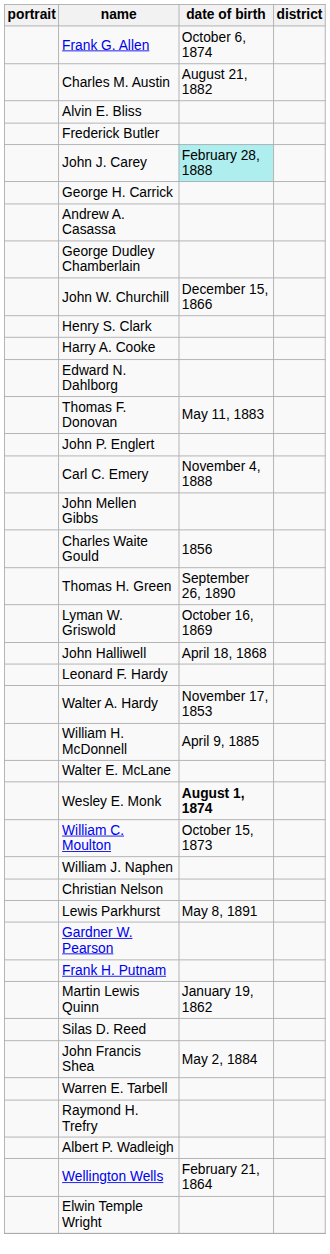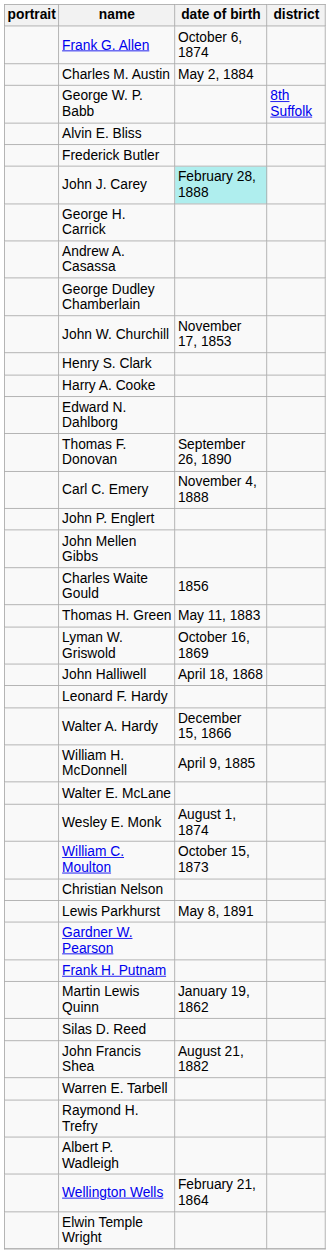(215, 82) August 21, 1882 -> (216, 74) May 2, 1884
+ row: (103, 104)
(225, 296) December 15, 1866 -> (210, 334) November 17, 1853
(223, 415) May 11, 1883 -> (212, 452) September 26, 1890
rows swapped: (105, 474) <-> (108, 444)
(215, 586) September 26, 1890 -> (219, 615) May 11, 1883
(225, 704) November 17, 1853 -> (210, 726) December 15, 1866
(213, 800) bold -> (207, 822) normal
- row: (118, 867)
(220, 1059) May 2, 1884 -> (211, 1059) August 21, 1882
